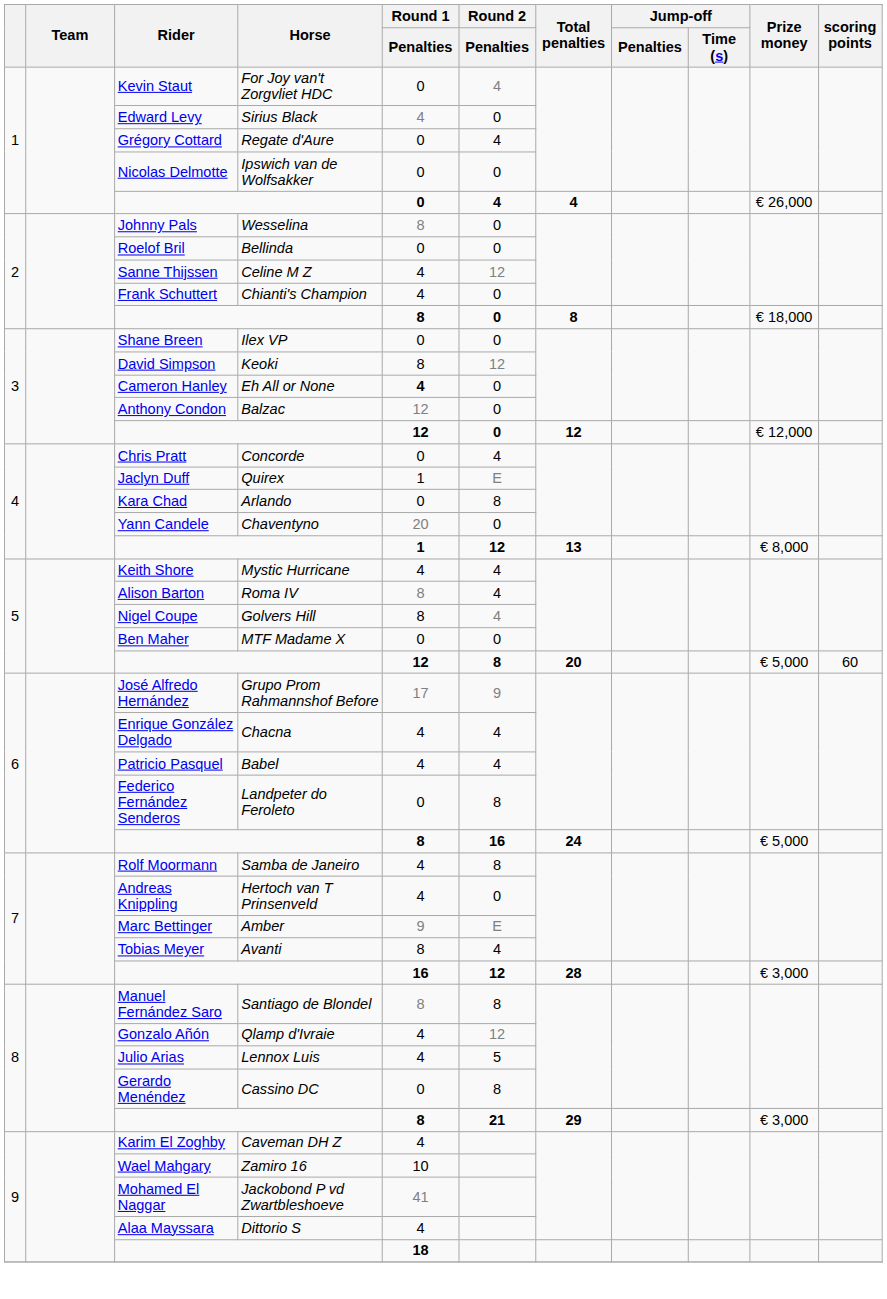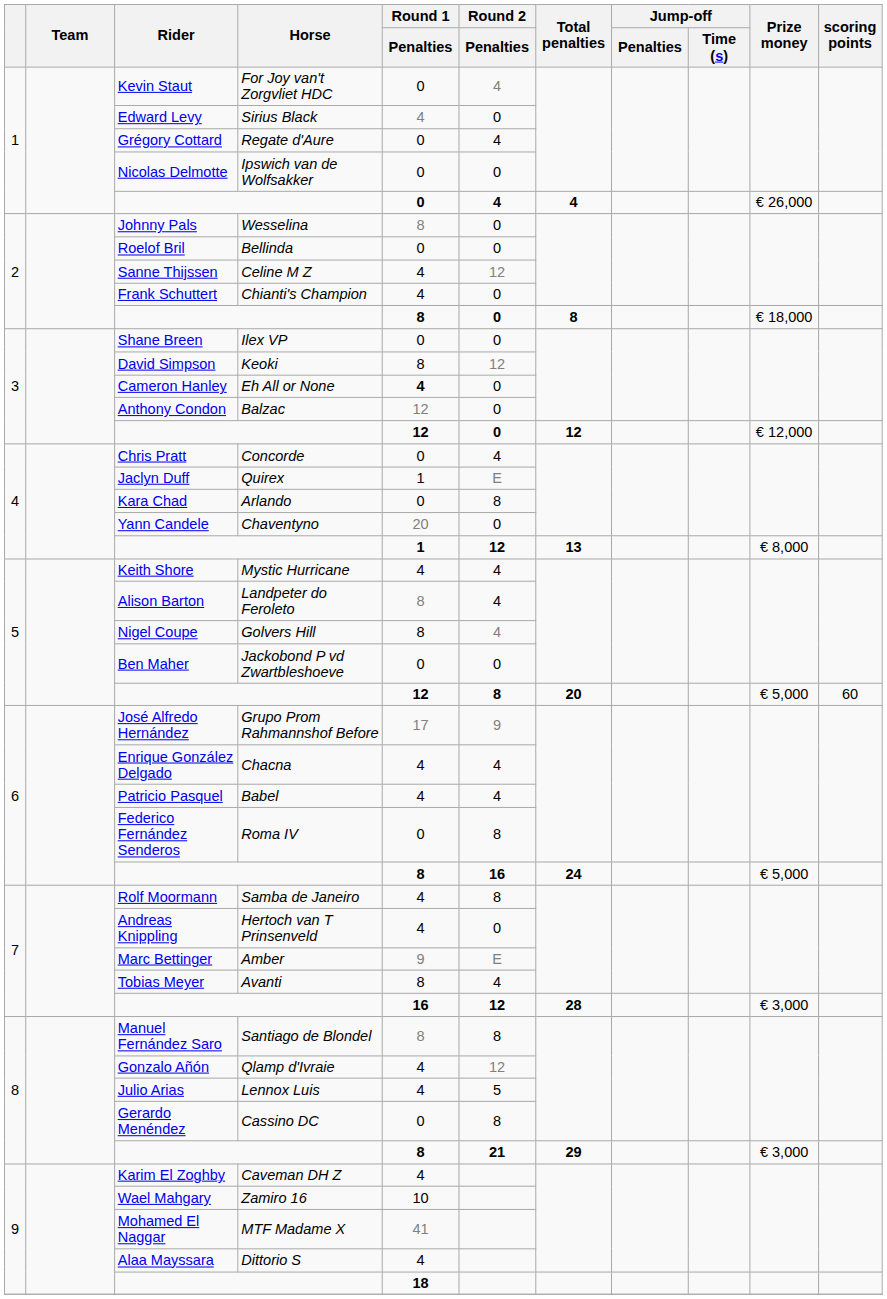(270, 593) Roma IV -> (284, 601) Landpeter do Feroleto
(293, 639) MTF Madame X -> (293, 664) Jackobond P vd Zwartbleshoeve
(284, 803) Landpeter do Feroleto -> (270, 835) Roma IV
(293, 1197) Jackobond P vd Zwartbleshoeve -> (293, 1229) MTF Madame X
